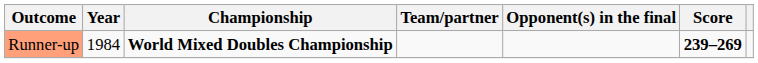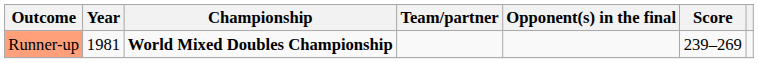(103, 44) 1984 -> (103, 44) 1981
(713, 44) bold -> (713, 44) normal
